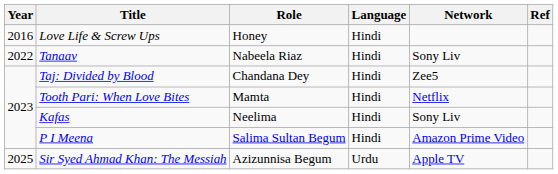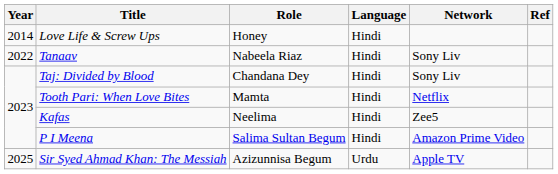(20, 35) 2016 -> (20, 35) 2014
(425, 76) Zee5 -> (436, 76) Sony Liv
(436, 117) Sony Liv -> (425, 117) Zee5
